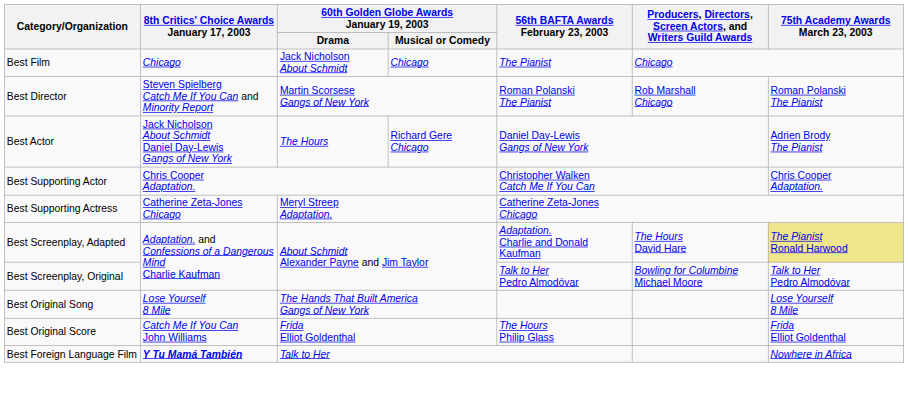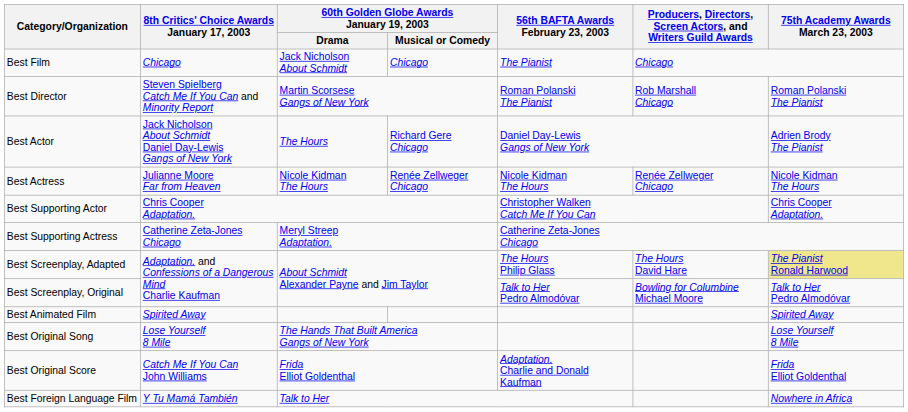+ row: (36, 181)
(544, 243) Adaptation. Charlie and Donald Kaufman -> (527, 265) The Hours Philip Glass
+ row: (51, 315)
(527, 332) The Hours Philip Glass -> (544, 371) Adaptation. Charlie and Donald Kaufman
(193, 354) bold -> (190, 399) normal
